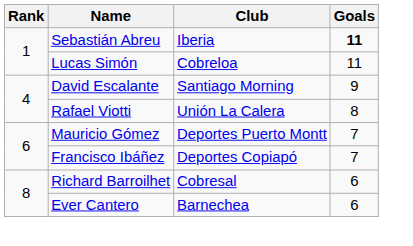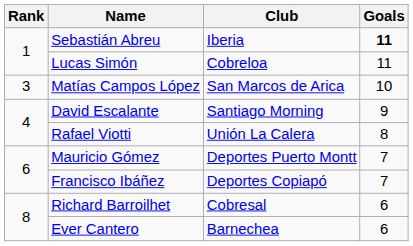+ row: (126, 87)
